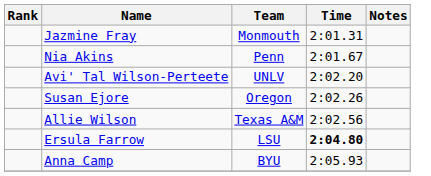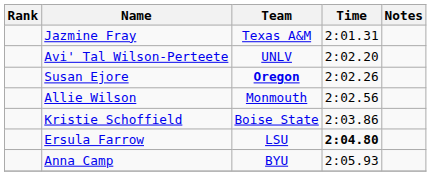(269, 36) Monmouth -> (277, 36) Texas A&M
- row: (79, 56)
(269, 98) normal -> (277, 77) bold
(269, 119) Texas A&M -> (277, 98) Monmouth
+ row: (113, 119)
